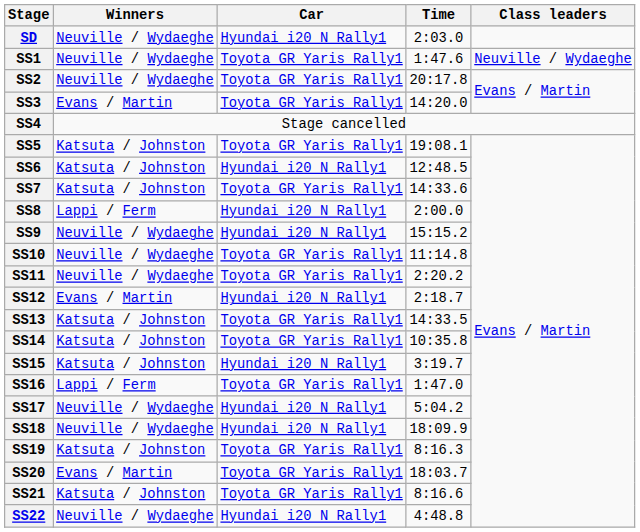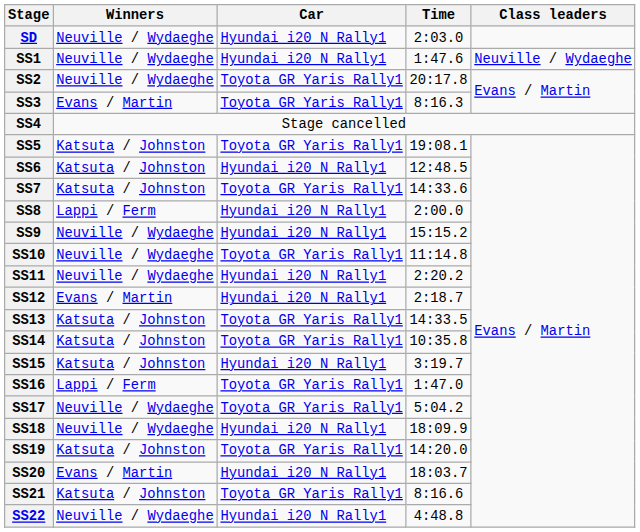(312, 59) Toyota GR Yaris Rally1 -> (303, 59) Hyundai i20 N Rally1
(439, 103) 14:20.0 -> (439, 103) 8:16.3
(312, 277) Toyota GR Yaris Rally1 -> (303, 277) Hyundai i20 N Rally1
(303, 407) Hyundai i20 N Rally1 -> (312, 407) Toyota GR Yaris Rally1
(439, 451) 8:16.3 -> (439, 451) 14:20.0
(312, 472) Toyota GR Yaris Rally1 -> (303, 472) Hyundai i20 N Rally1
